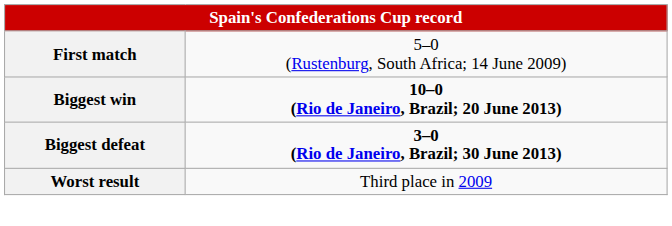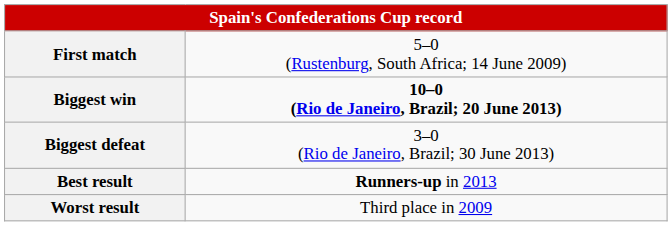(426, 145) bold -> (426, 145) normal
+ row: (95, 181)
